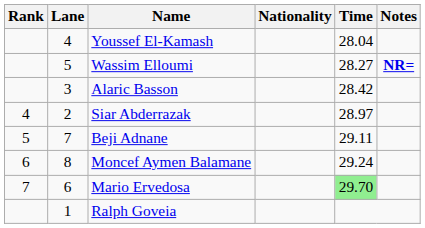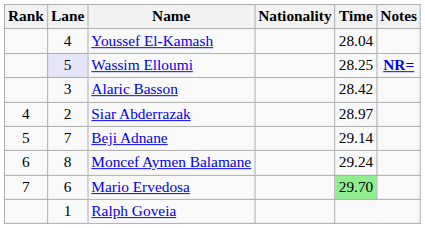(68, 65) no background -> (68, 65) lavender background
(356, 65) 28.27 -> (356, 65) 28.25
(356, 138) 29.11 -> (356, 138) 29.14
